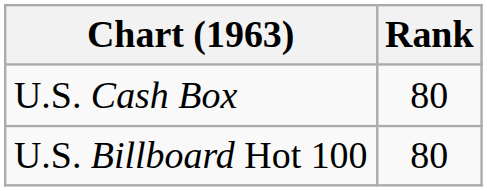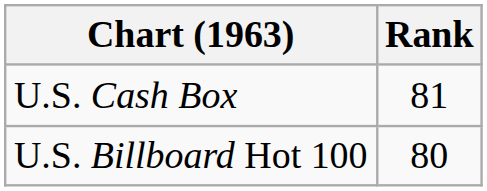(429, 94) 80 -> (429, 94) 81
